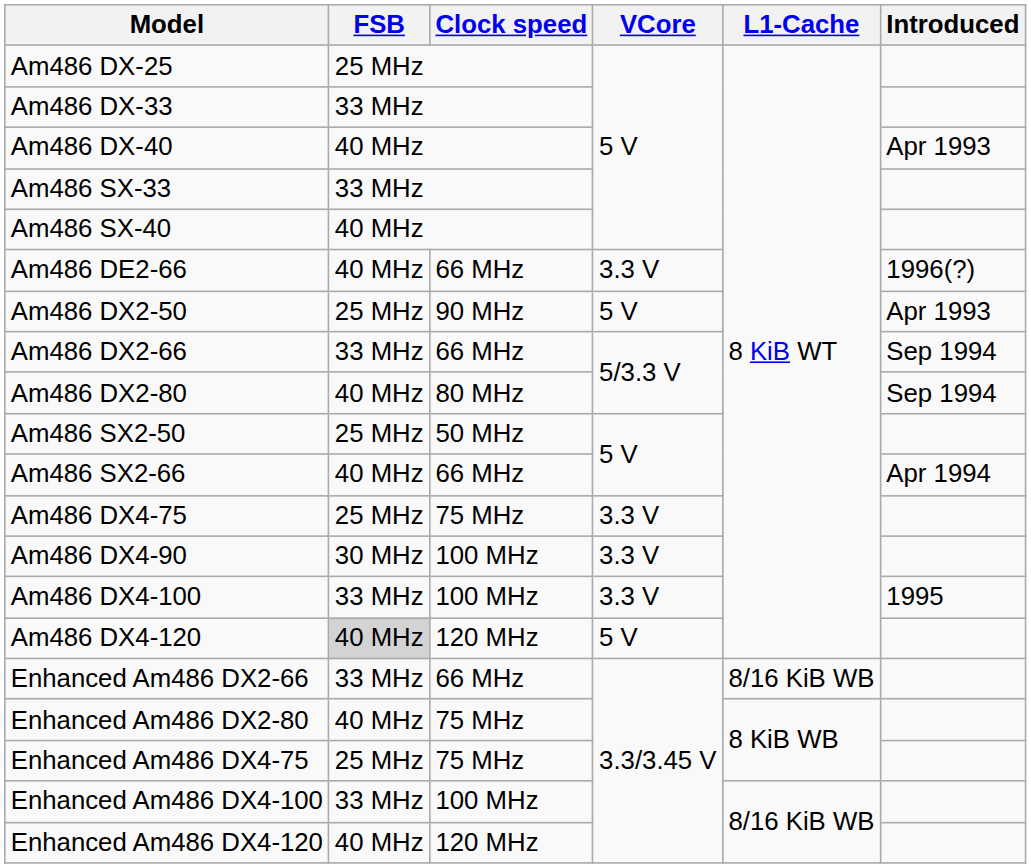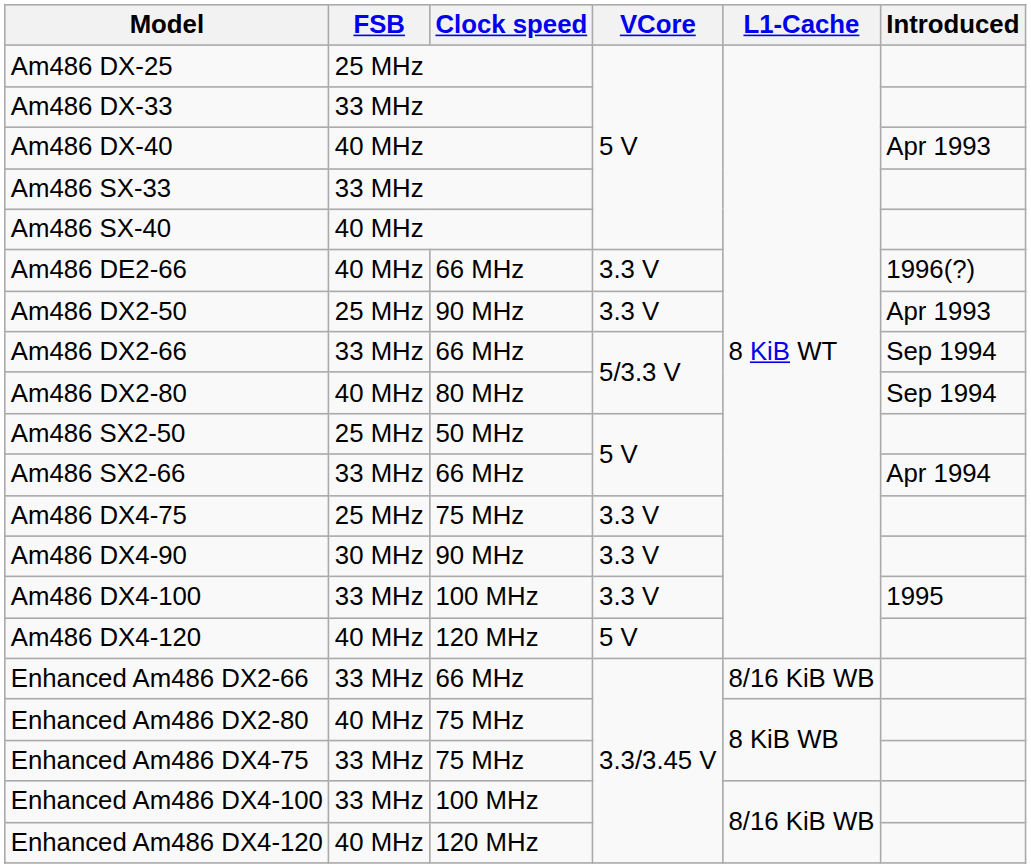(618, 310) 5 V -> (629, 310) 3.3 V
(379, 474) 40 MHz -> (379, 474) 33 MHz
(487, 556) 100 MHz -> (480, 556) 90 MHz
(379, 637) lightgrey background -> (379, 637) no background
(379, 760) 25 MHz -> (379, 760) 33 MHz
